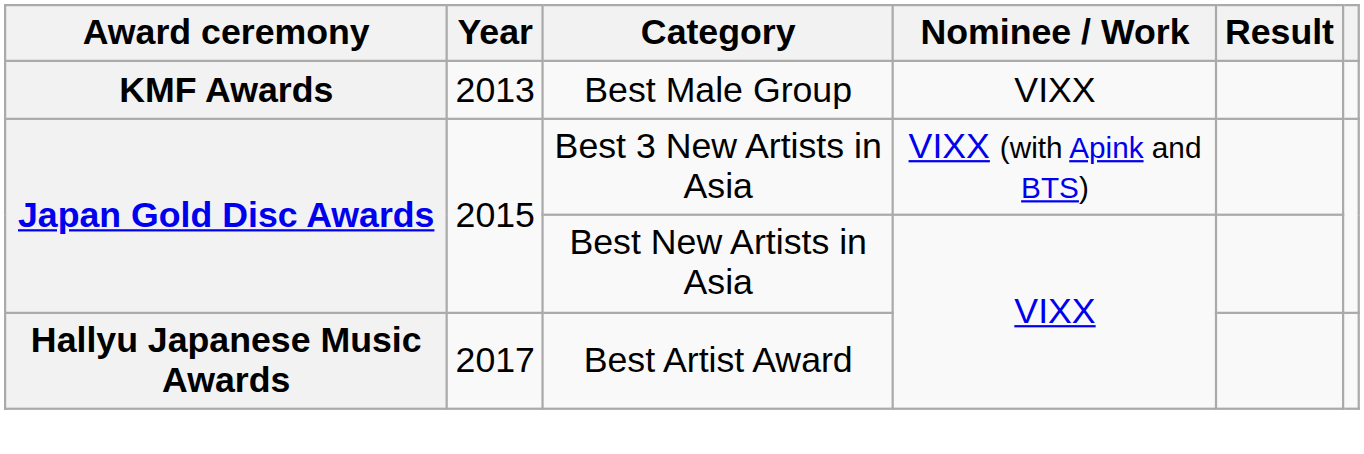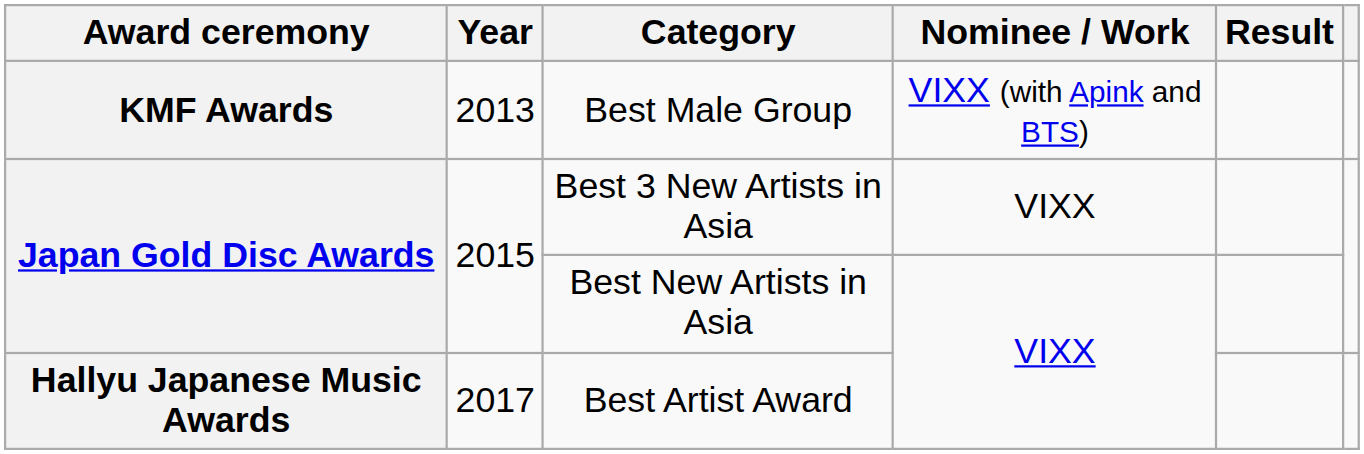(1055, 89) VIXX -> (1055, 109) VIXX (with Apink and BTS)
(1055, 166) VIXX (with Apink and BTS) -> (1055, 206) VIXX
